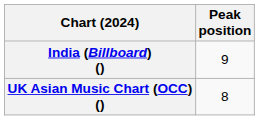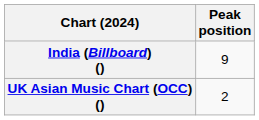(225, 96) 8 -> (225, 96) 2
